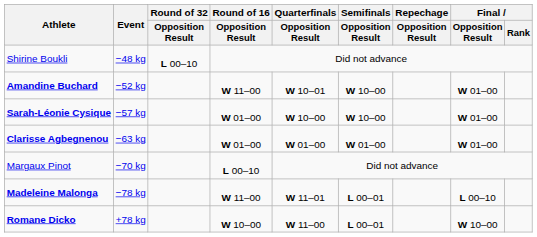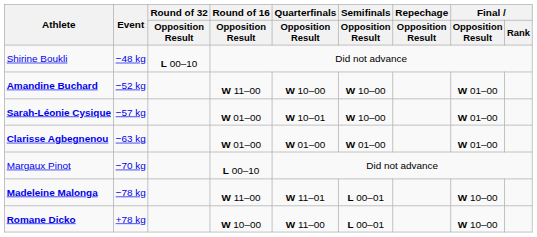(305, 91) W 10–01 -> (305, 91) W 10–00
(305, 118) W 10–00 -> (305, 118) W 10–01
(478, 198) L 00–10 -> (478, 198) W 10–00
